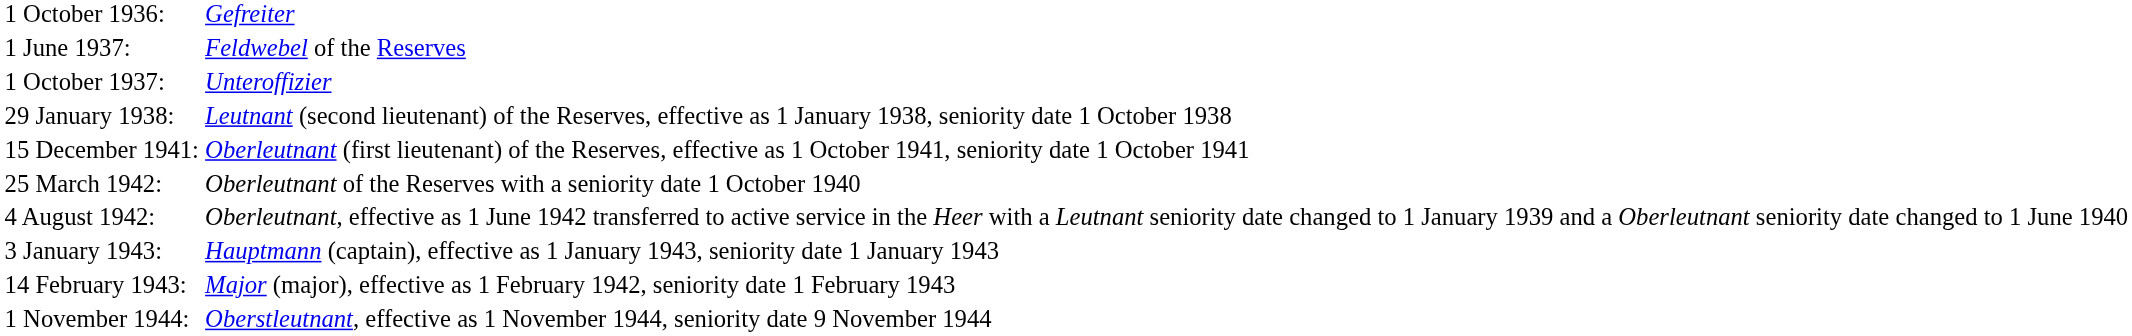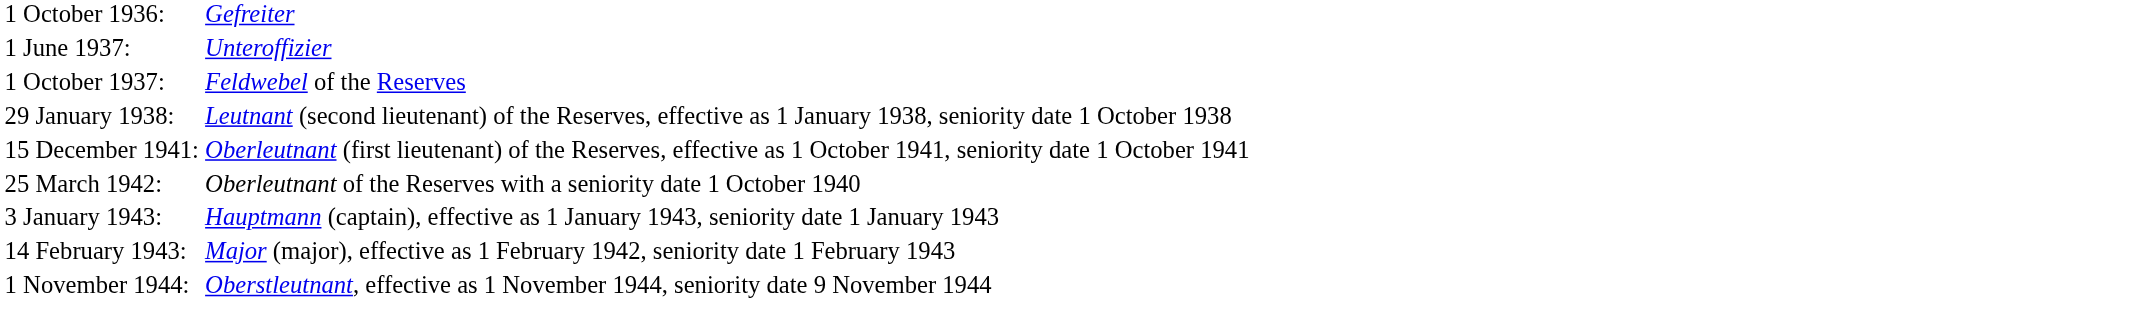(335, 48) Feldwebel of the Reserves -> (268, 48) Unteroffizier
(268, 81) Unteroffizier -> (335, 81) Feldwebel of the Reserves
- row: (80, 217)
